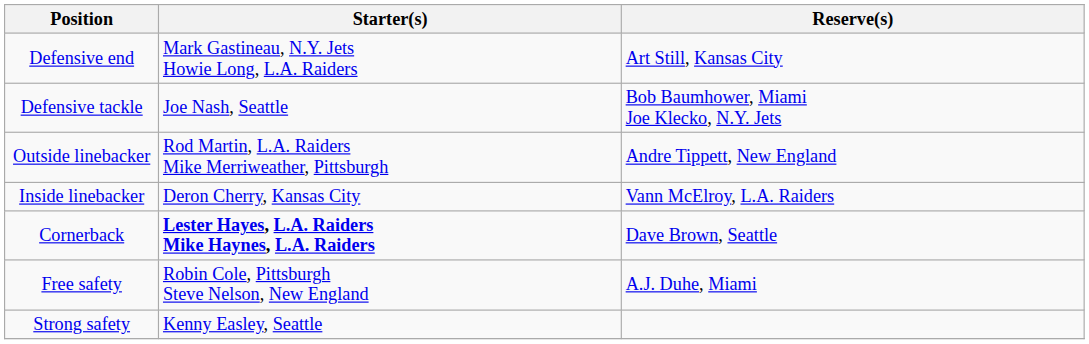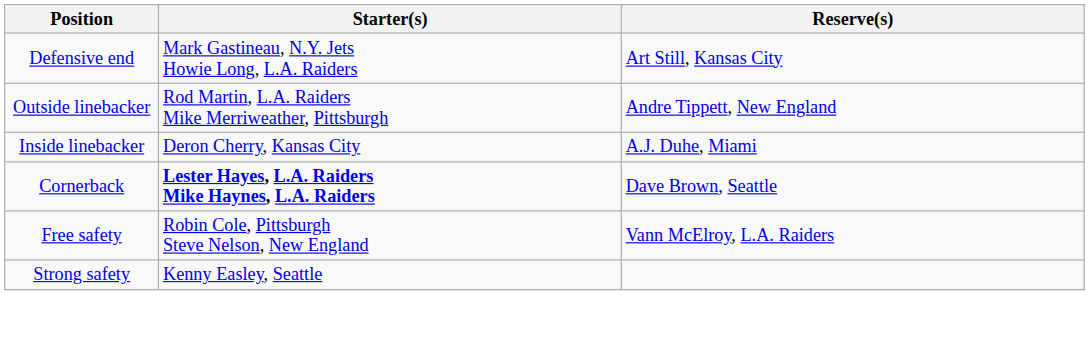- row: (82, 107)
(730, 196) Vann McElroy, L.A. Raiders -> (691, 146) A.J. Duhe, Miami
(691, 284) A.J. Duhe, Miami -> (730, 235) Vann McElroy, L.A. Raiders
